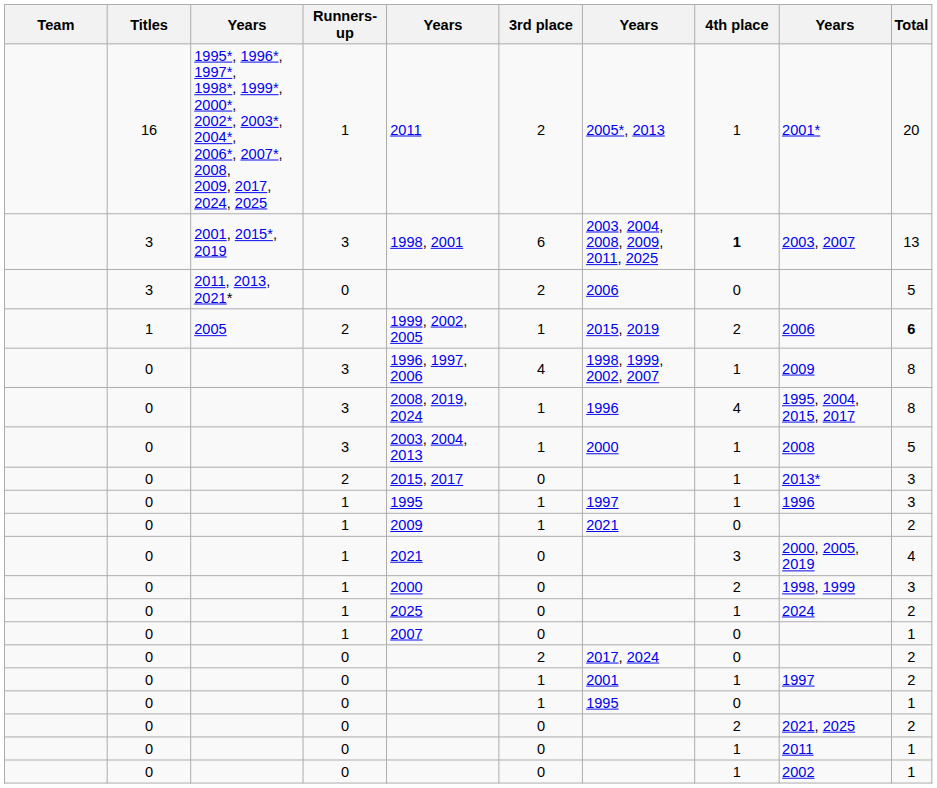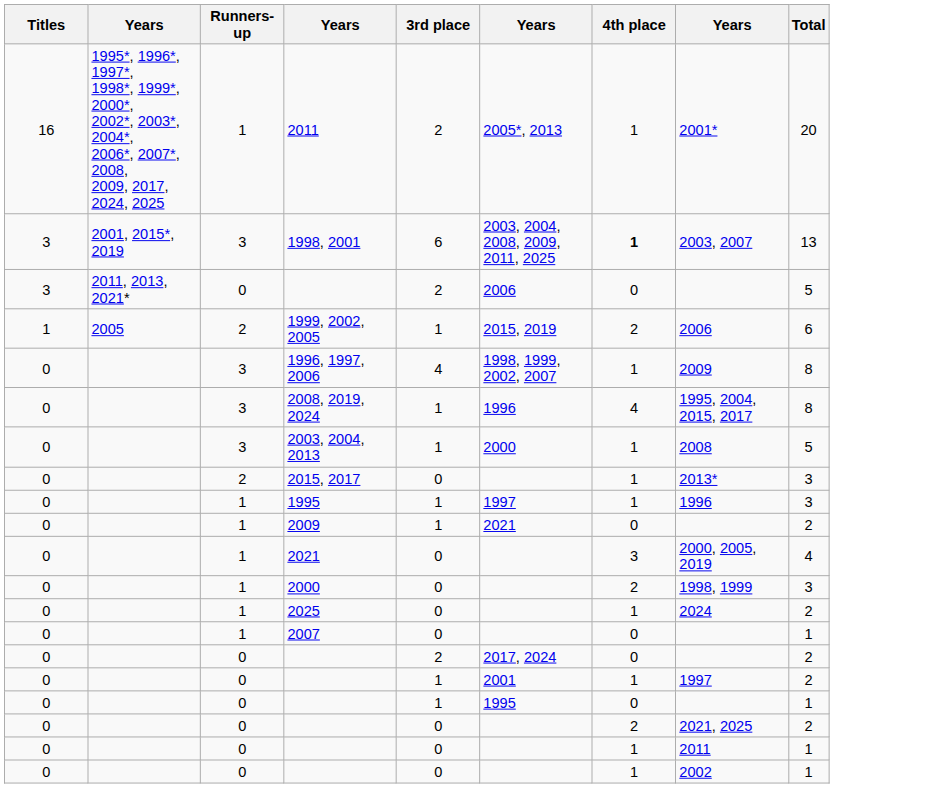- column: (56, 24)
(911, 329) bold -> (809, 329) normal
